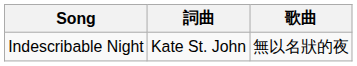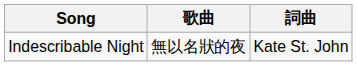columns swapped: (301, 18) <-> (199, 18)
